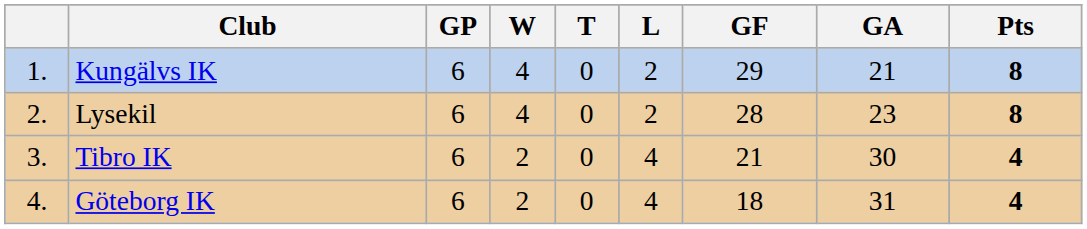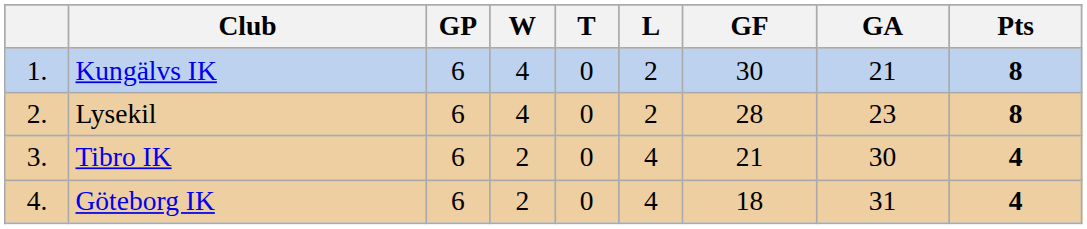(750, 69) 29 -> (750, 69) 30
